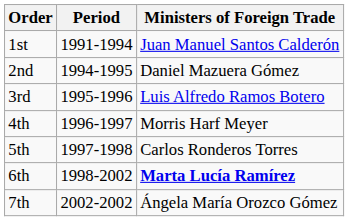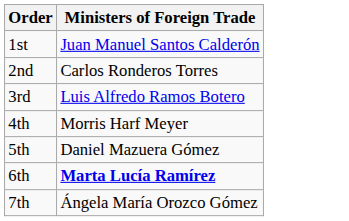- column: (96, 17)
(220, 70) Daniel Mazuera Gómez -> (139, 70) Carlos Ronderos Torres
(219, 149) Carlos Ronderos Torres -> (140, 149) Daniel Mazuera Gómez
